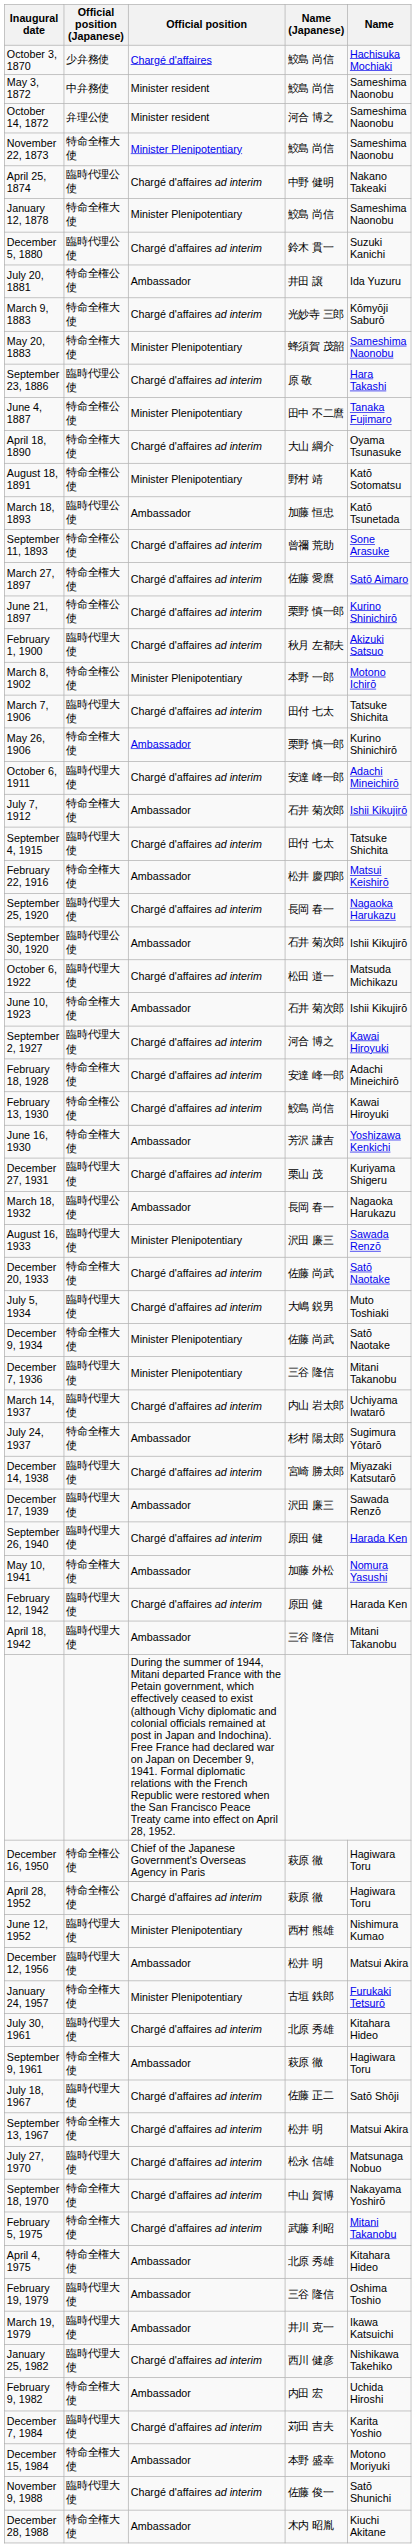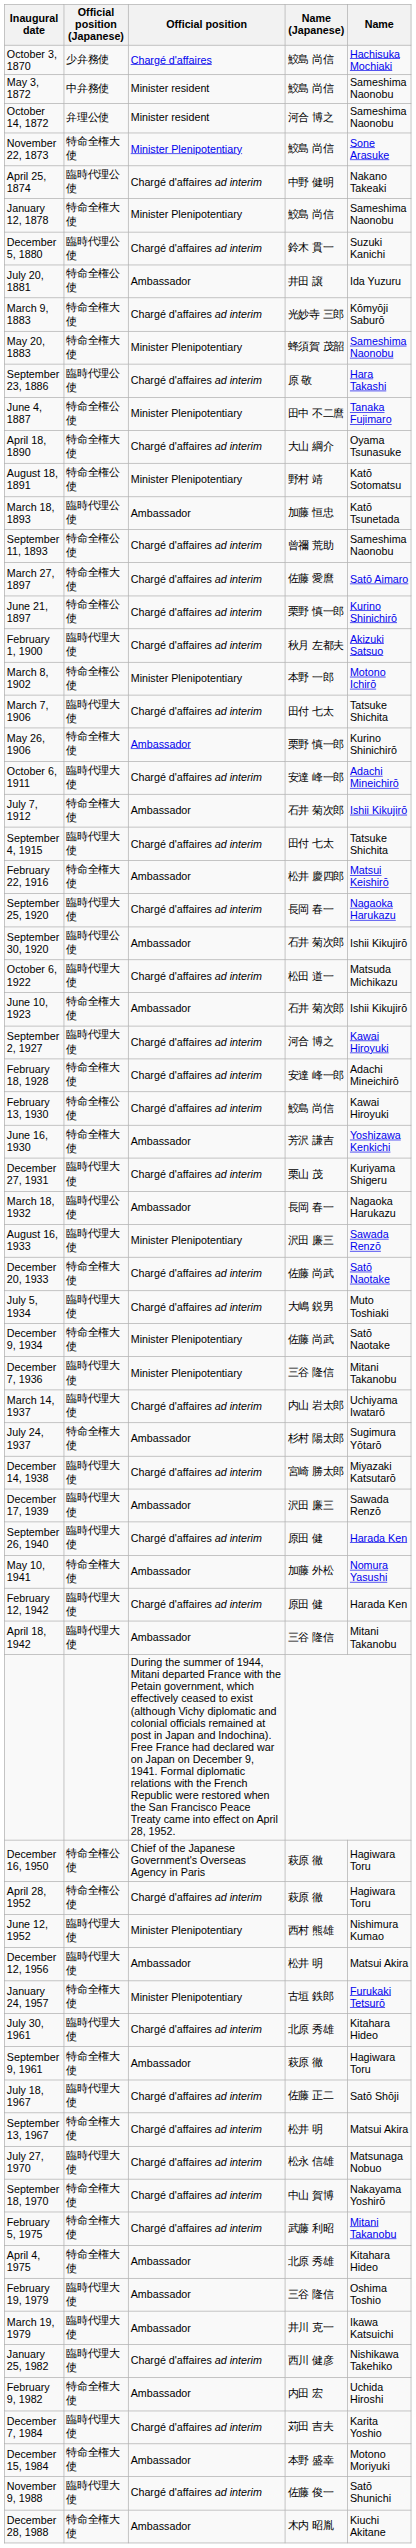(378, 149) Sameshima Naonobu -> (370, 149) Sone Arasuke
(370, 546) Sone Arasuke -> (378, 546) Sameshima Naonobu
